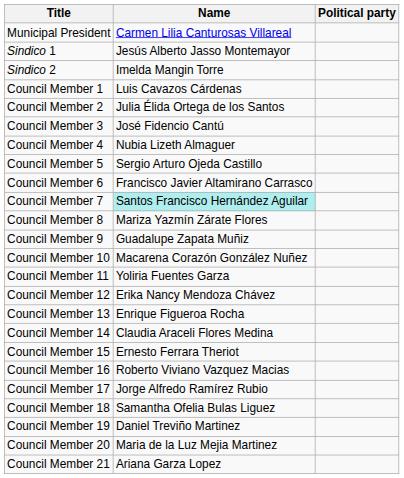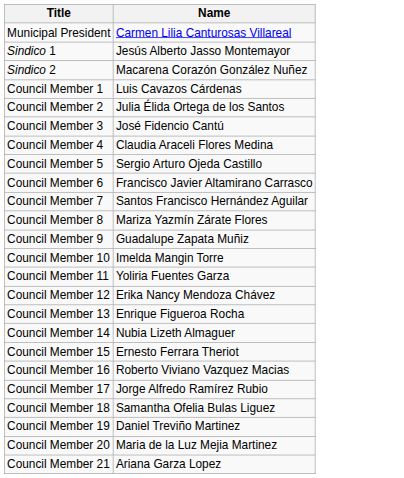- column: (357, 13)
(170, 70) Imelda Mangin Torre -> (212, 70) Macarena Corazón González Nuñez
(175, 145) Nubia Lizeth Almaguer -> (195, 145) Claudia Araceli Flores Medina
(212, 201) paleturquoise background -> (212, 201) no background
(212, 257) Macarena Corazón González Nuñez -> (170, 257) Imelda Mangin Torre
(195, 333) Claudia Araceli Flores Medina -> (175, 333) Nubia Lizeth Almaguer
